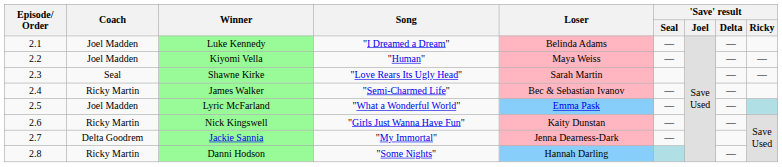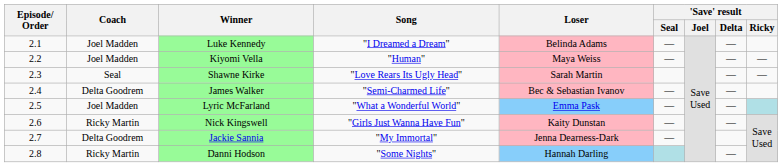(113, 91) Ricky Martin -> (113, 91) Delta Goodrem
